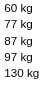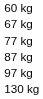+ row: (18, 24)
